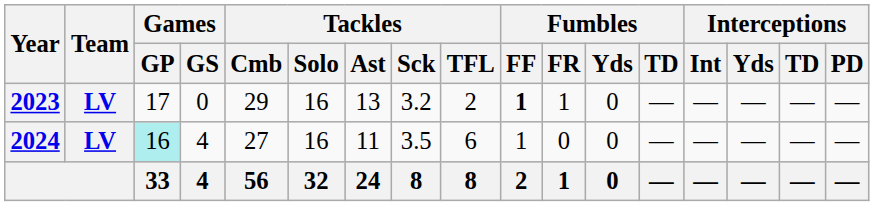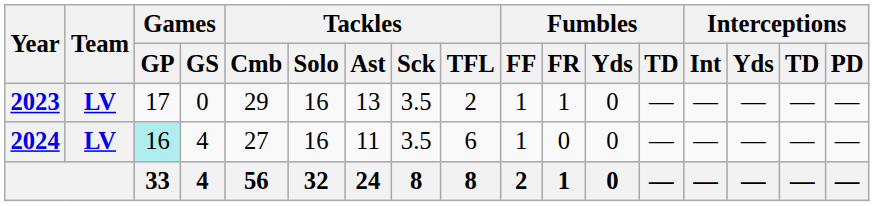(416, 102) 3.2 -> (416, 102) 3.5
(521, 102) bold -> (521, 102) normal
